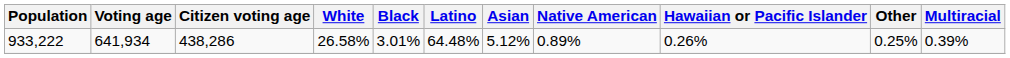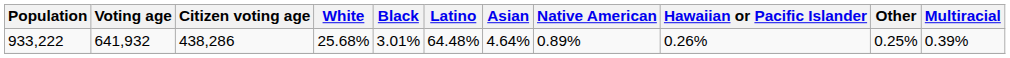(122, 41) 641,934 -> (122, 41) 641,932
(343, 41) 26.58% -> (343, 41) 25.68%
(508, 41) 5.12% -> (508, 41) 4.64%
